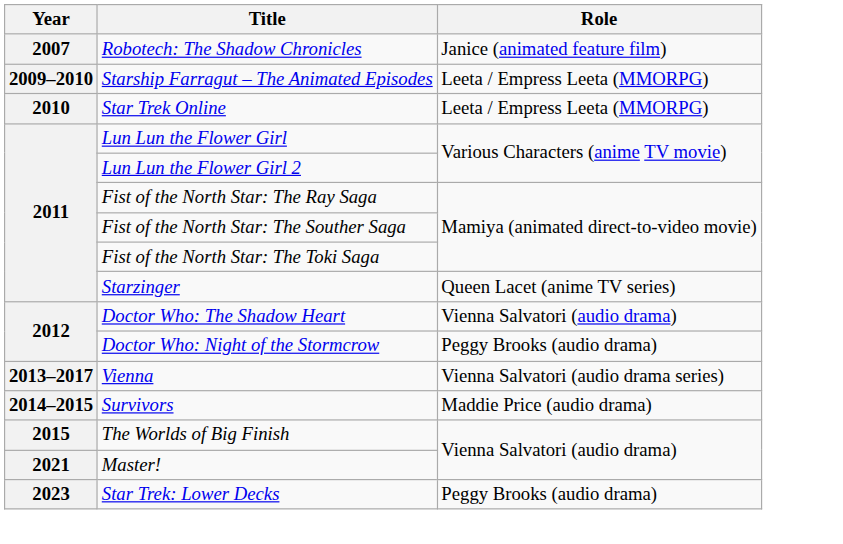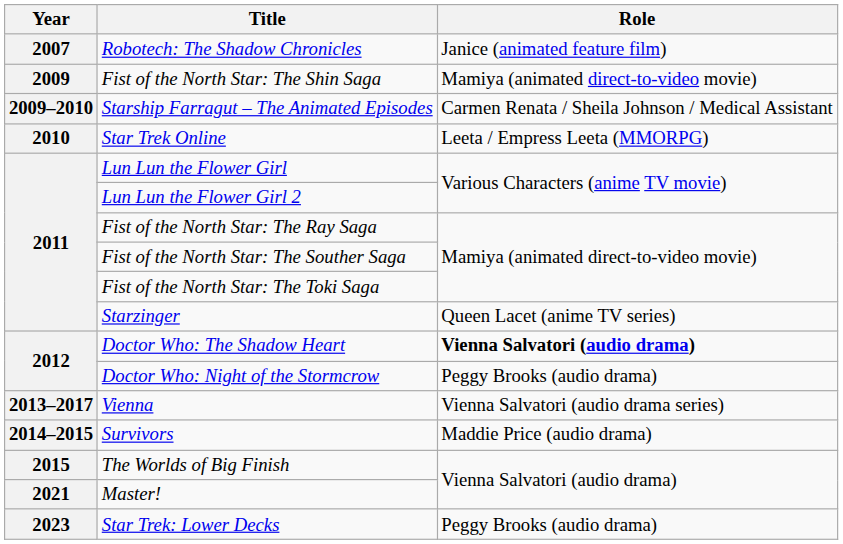+ row: (241, 78)
(575, 78) Leeta / Empress Leeta (MMORPG) -> (637, 108) Carmen Renata / Sheila Johnson / Medical Assistant
(559, 316) normal -> (568, 345) bold
